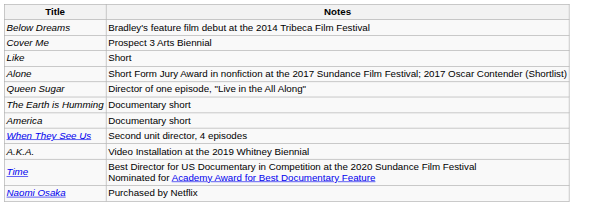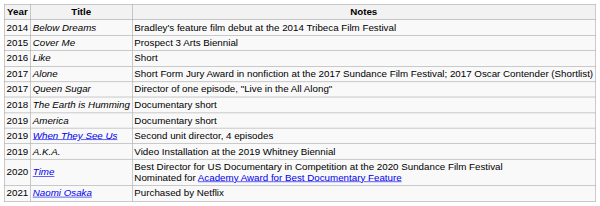+ column: (17, 12)
